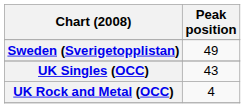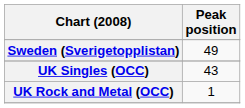(211, 92) 4 -> (211, 92) 1
